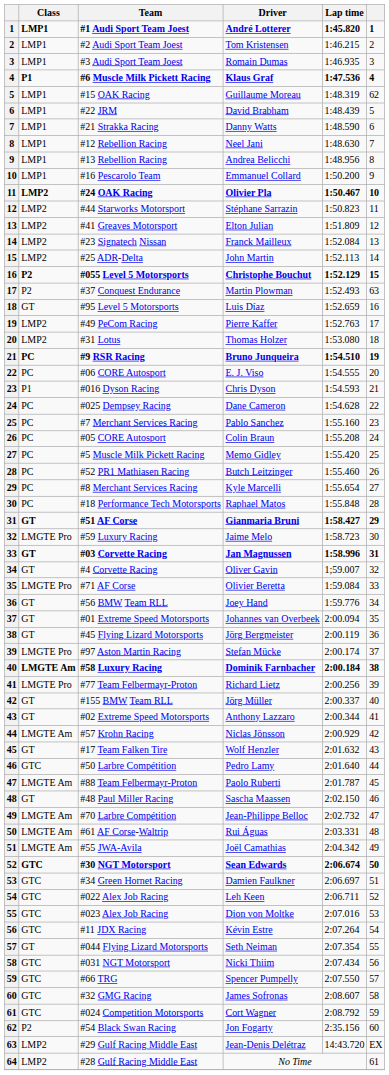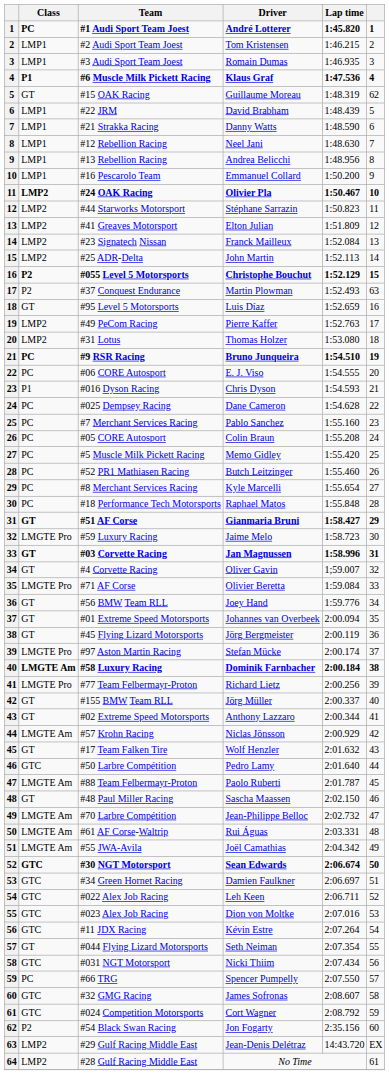(35, 29) LMP1 -> (28, 29) PC
(34, 95) LMP1 -> (28, 95) GT
(31, 979) GTC -> (27, 979) PC
